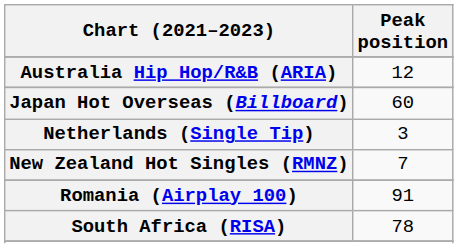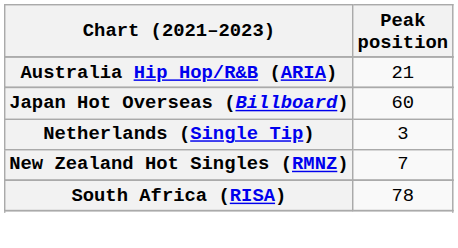(403, 73) 12 -> (403, 73) 21
- row: (179, 195)
